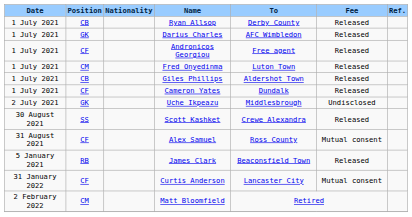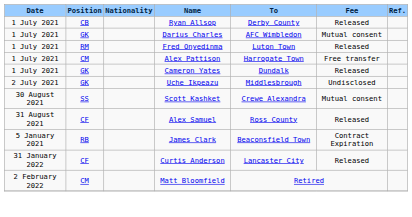(352, 34) Released -> (352, 34) Mutual consent
- row: (192, 50)
(85, 66) CM -> (85, 46) RM
+ row: (192, 58)
- row: (192, 78)
(85, 90) CF -> (85, 70) GK
(352, 119) Released -> (352, 98) Mutual consent
(352, 139) Mutual consent -> (352, 119) Released
(352, 160) Released -> (352, 139) Contract Expiration
(352, 180) Mutual consent -> (352, 160) Released
